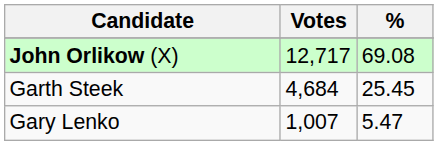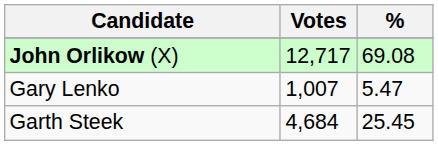rows swapped: (66, 88) <-> (65, 122)
